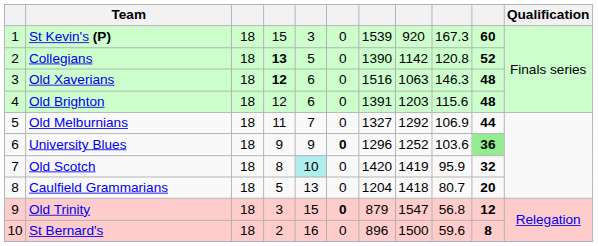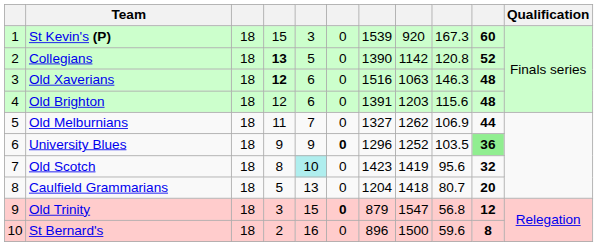(413, 123) 1292 -> (413, 123) 1262
(452, 144) 103.6 -> (452, 144) 103.5
(377, 166) 1420 -> (377, 166) 1423
(452, 166) 95.9 -> (452, 166) 95.6
